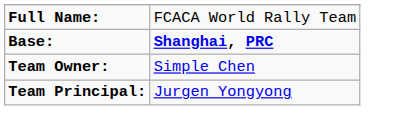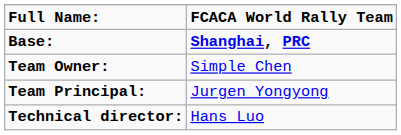(255, 17) normal -> (292, 17) bold
+ row: (96, 117)
